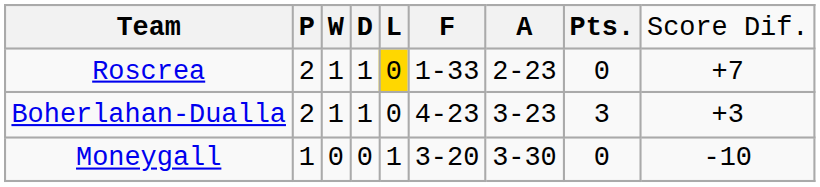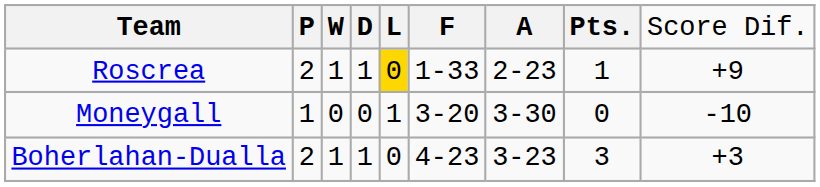(602, 71) 0 -> (602, 71) 1
(728, 71) +7 -> (728, 71) +9
rows swapped: (149, 115) <-> (149, 159)
